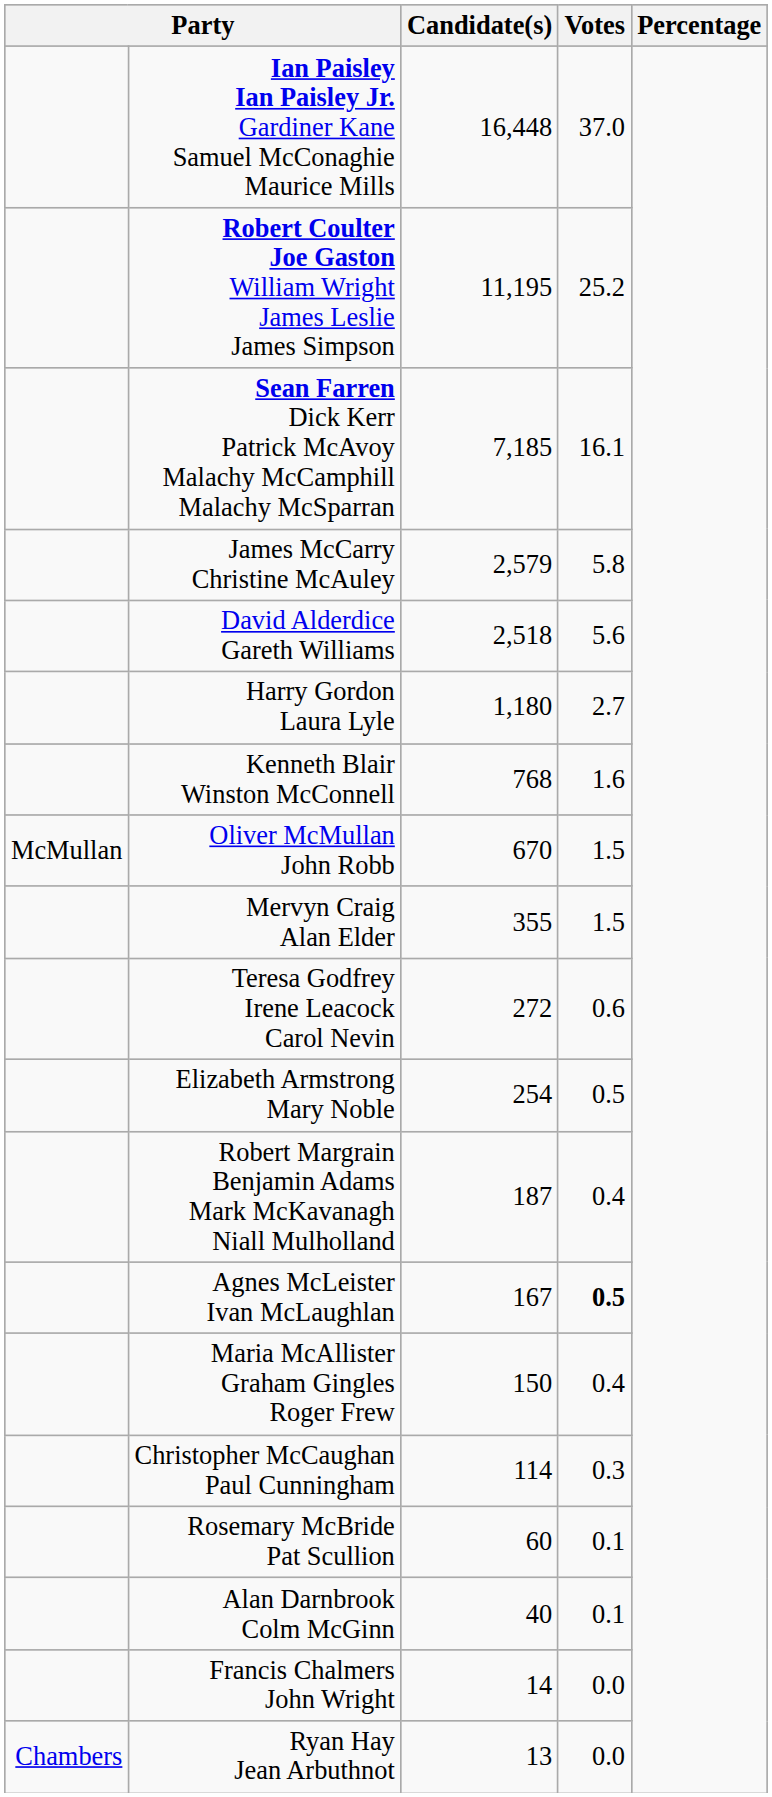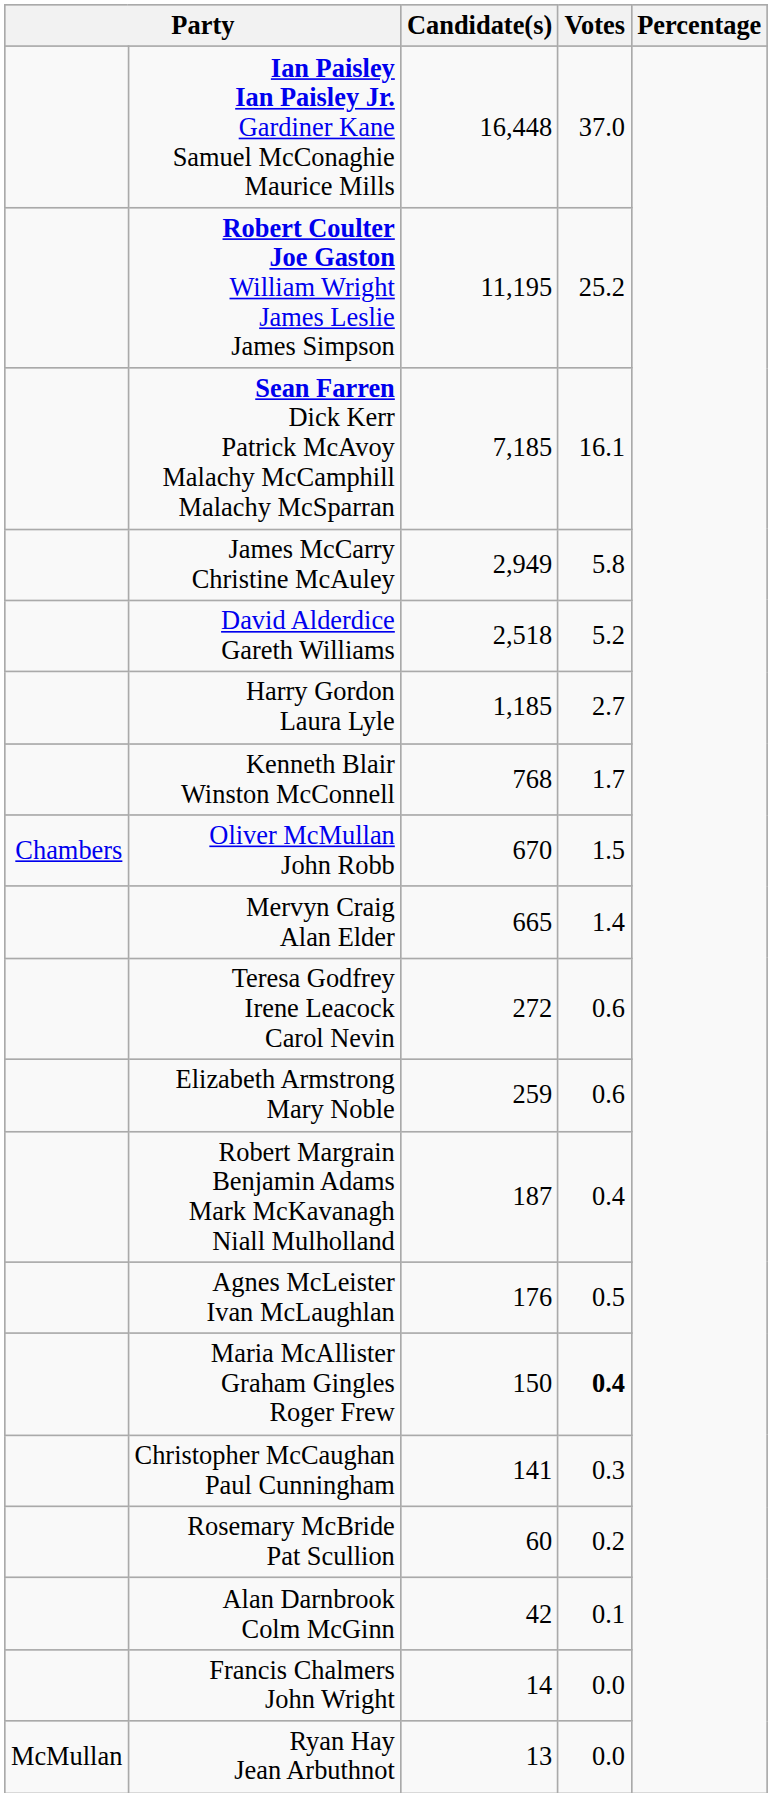(523, 564) 2,579 -> (523, 564) 2,949
(609, 635) 5.6 -> (609, 635) 5.2
(523, 707) 1,180 -> (523, 707) 1,185
(609, 778) 1.6 -> (609, 778) 1.7
(67, 850) McMullan -> (69, 850) Chambers
(532, 922) 355 -> (532, 922) 665
(609, 922) 1.5 -> (609, 922) 1.4
(532, 1094) 254 -> (532, 1094) 259
(609, 1094) 0.5 -> (609, 1094) 0.6
(532, 1297) 167 -> (532, 1297) 176
(609, 1297) bold -> (609, 1297) normal
(609, 1383) normal -> (609, 1383) bold
(533, 1470) 114 -> (532, 1470) 141
(609, 1541) 0.1 -> (609, 1541) 0.2
(539, 1613) 40 -> (539, 1613) 42
(69, 1756) Chambers -> (67, 1756) McMullan
